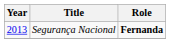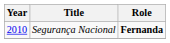(17, 30) 2013 -> (17, 30) 2010
